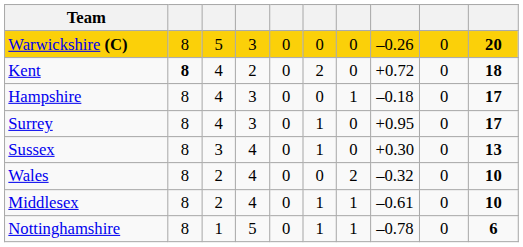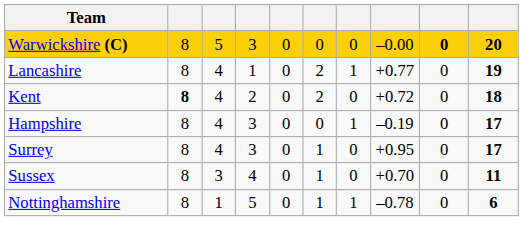(395, 44) –0.26 -> (395, 44) –0.00
(444, 44) normal -> (444, 44) bold
+ row: (45, 70)
(395, 96) –0.18 -> (395, 123) –0.19
(395, 149) +0.30 -> (395, 176) +0.70
(493, 149) 13 -> (493, 176) 11
- row: (28, 176)
- row: (43, 202)
